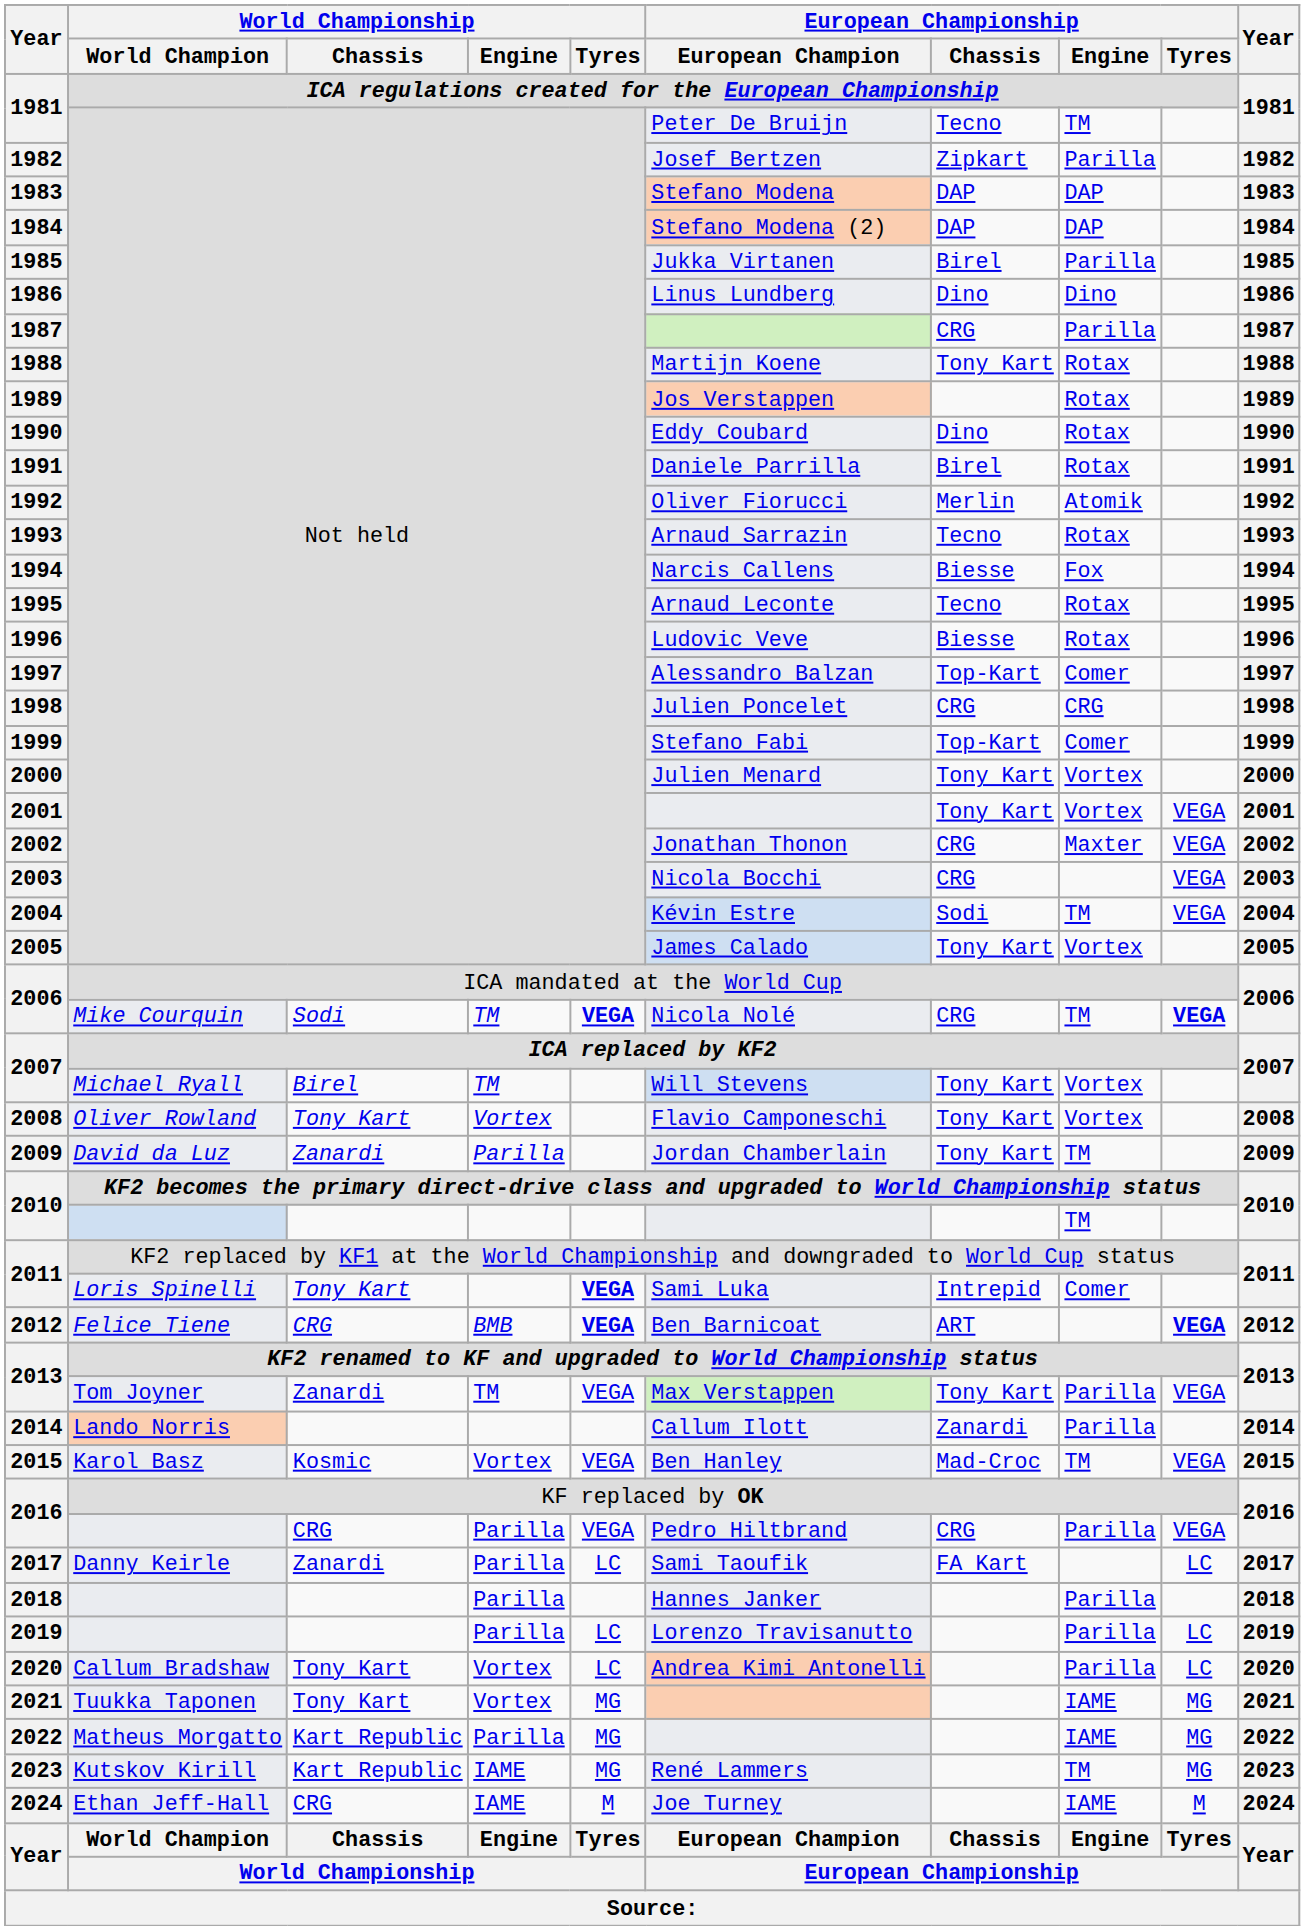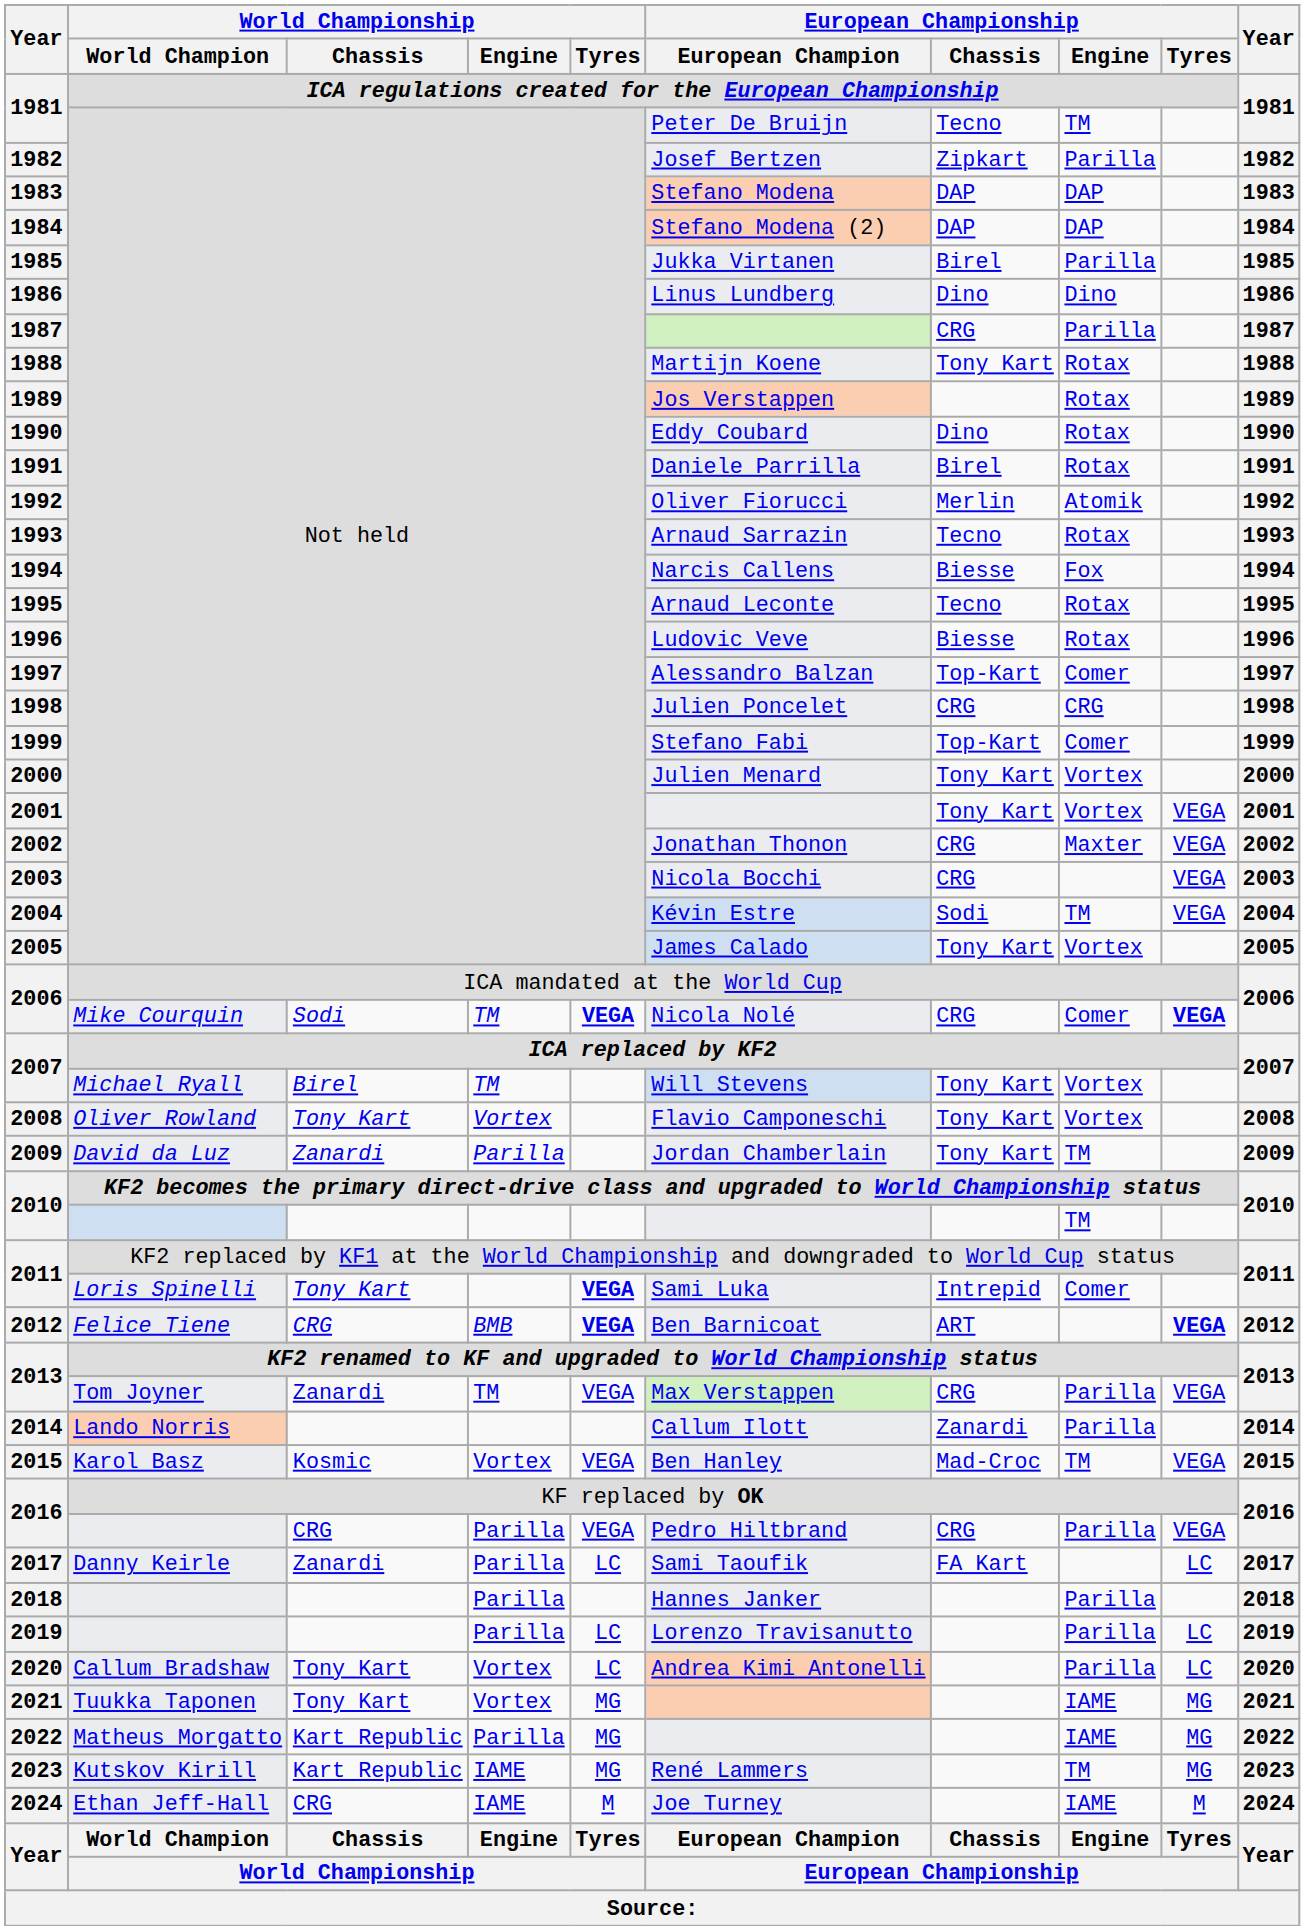(1078, 1017) TM -> (1097, 1017) Comer
(995, 1394) Tony Kart -> (956, 1394) CRG
